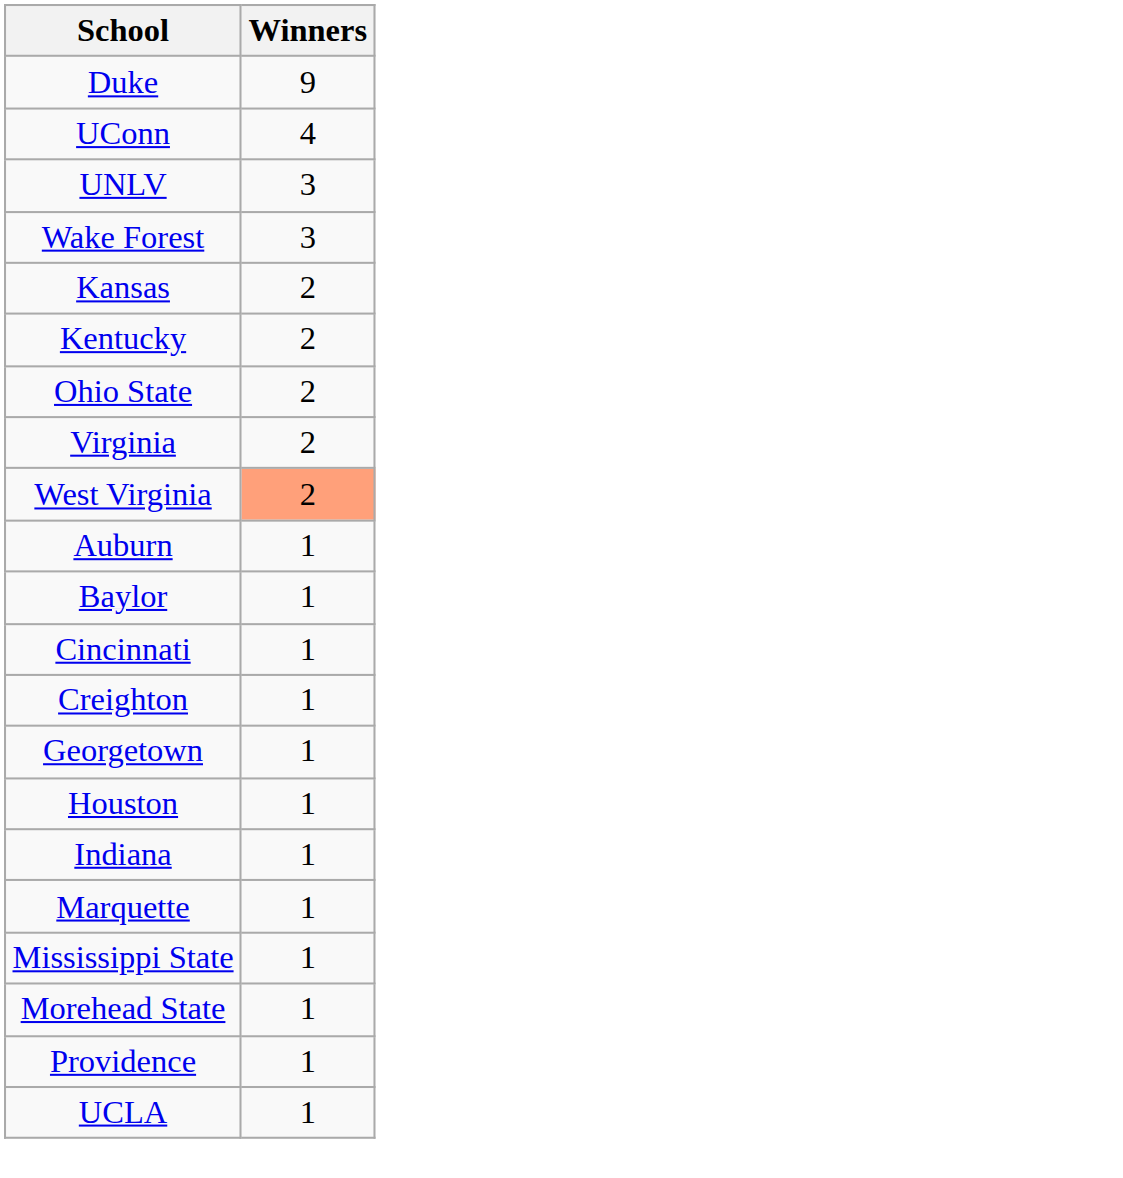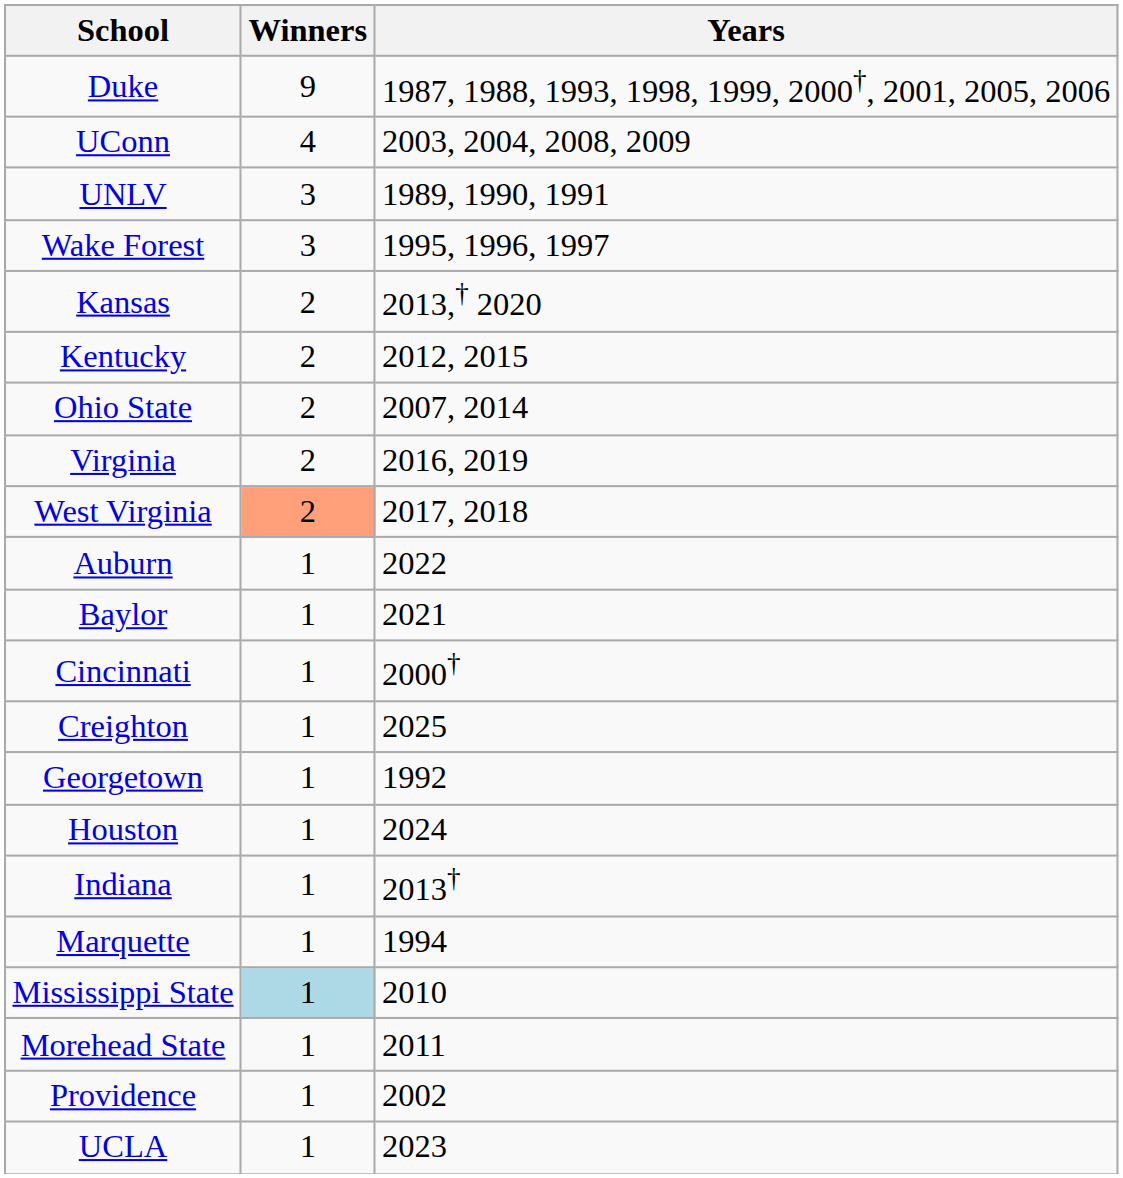+ column: (746, 30)
(308, 957) no background -> (308, 992) lightblue background
